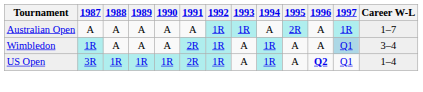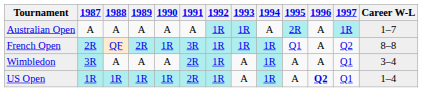+ row: (34, 45)
(90, 45) 1R -> (90, 62) 3R
(346, 45) lightblue background -> (346, 62) no background
(90, 62) 3R -> (90, 78) 1R
